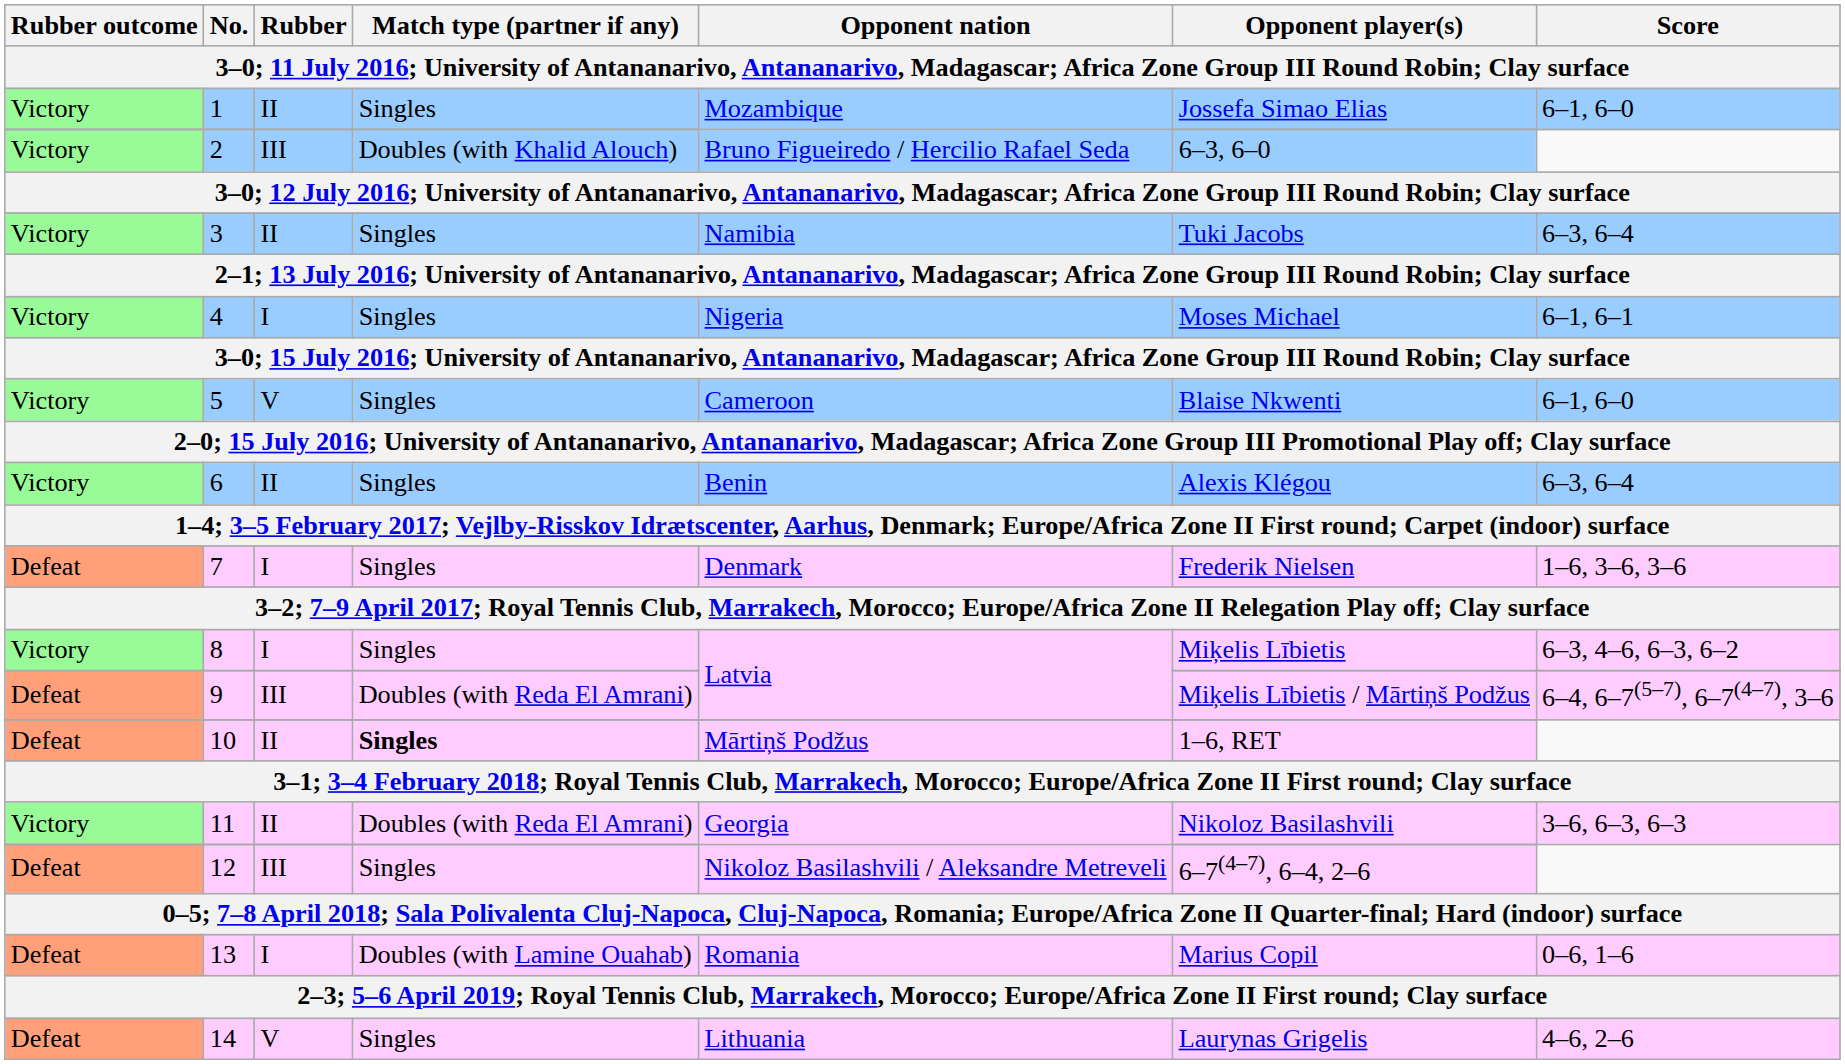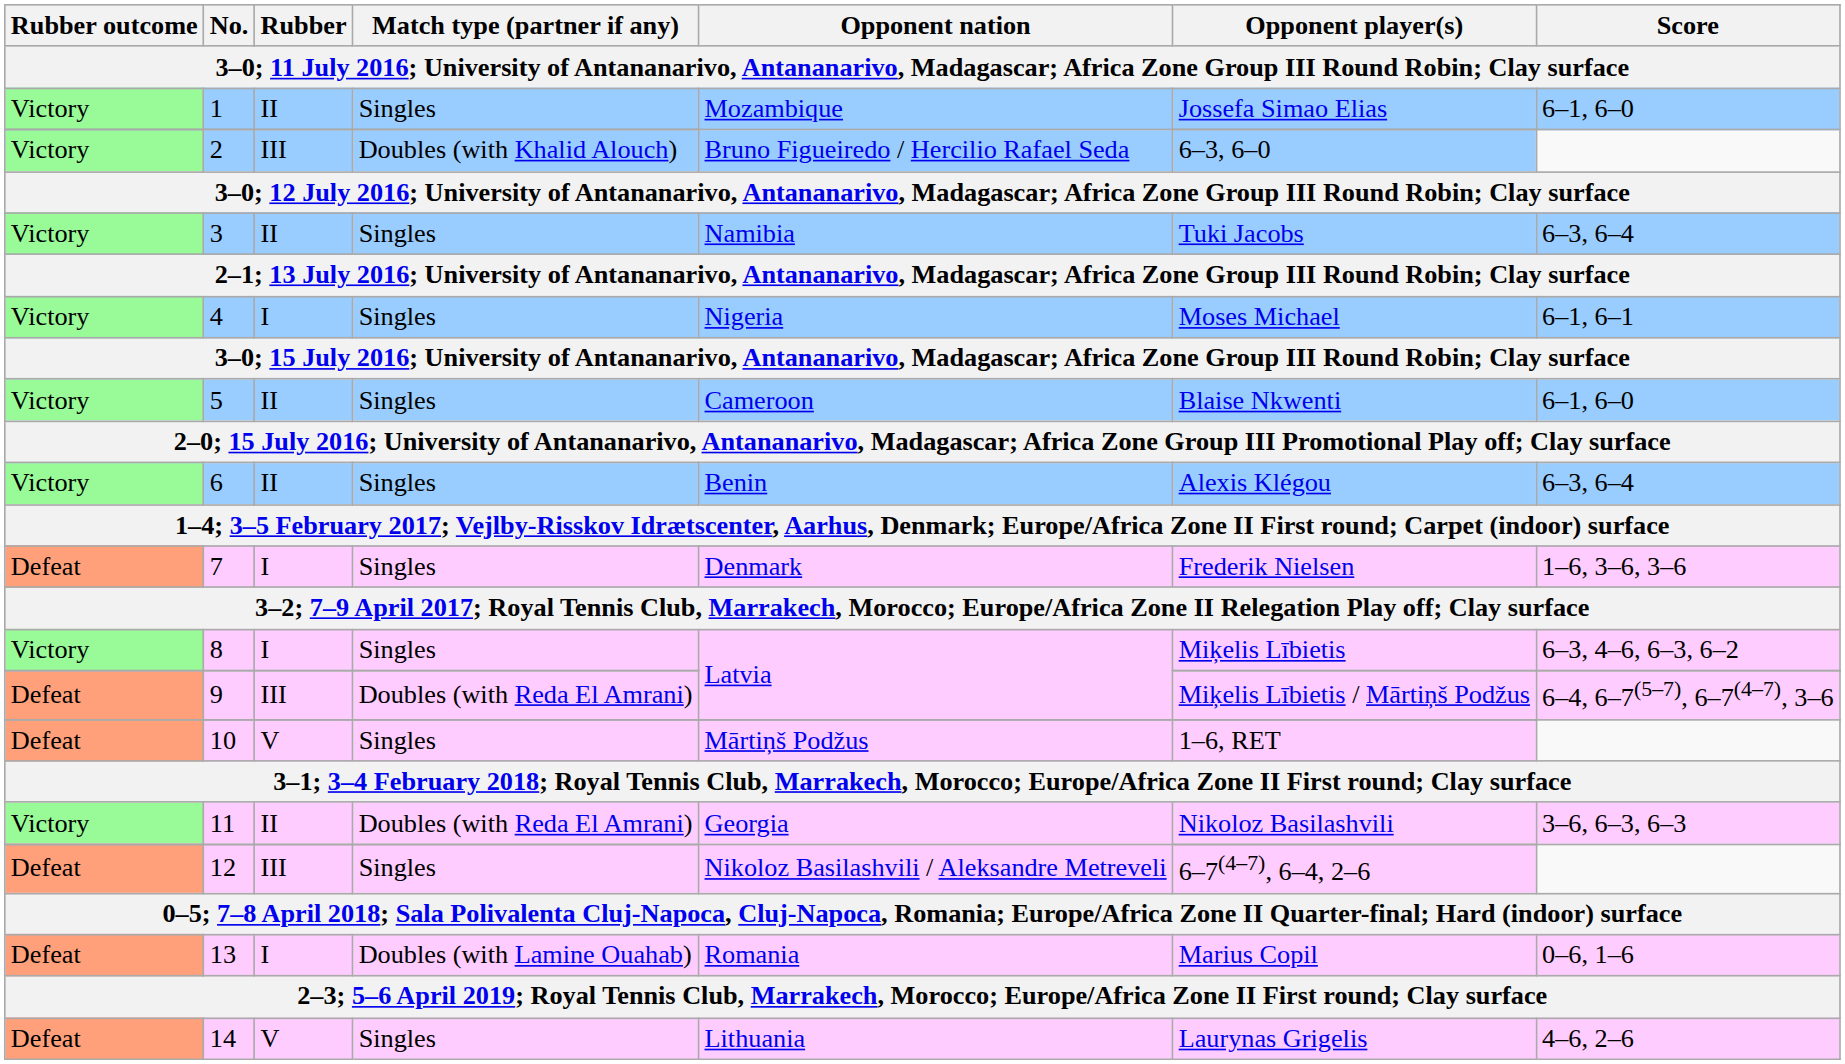(270, 399) V -> (269, 399) II
(269, 739) II -> (270, 739) V
(398, 739) bold -> (397, 739) normal
